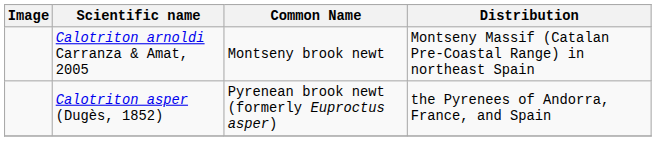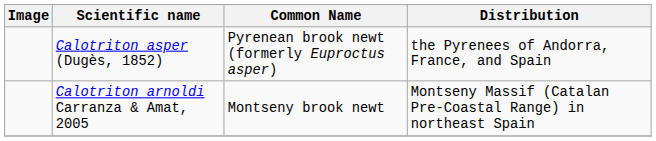rows swapped: (130, 54) <-> (122, 108)
